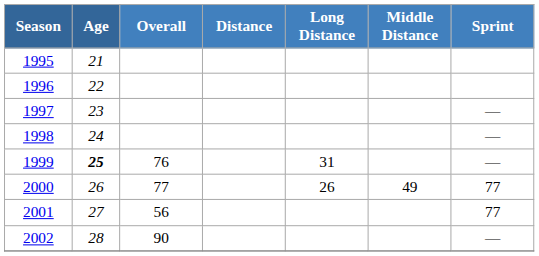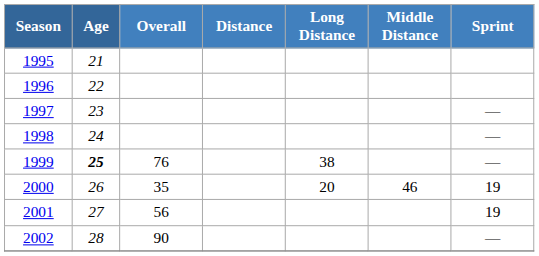(327, 162) 31 -> (327, 162) 38
(161, 187) 77 -> (161, 187) 35
(327, 187) 26 -> (327, 187) 20
(410, 187) 49 -> (410, 187) 46
(493, 187) 77 -> (493, 187) 19
(493, 212) 77 -> (493, 212) 19
